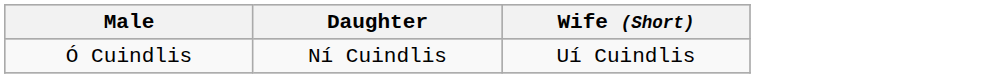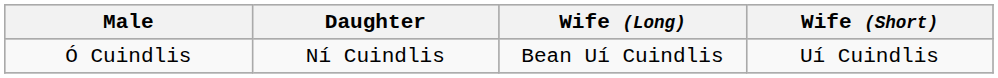+ column: (622, 22)
